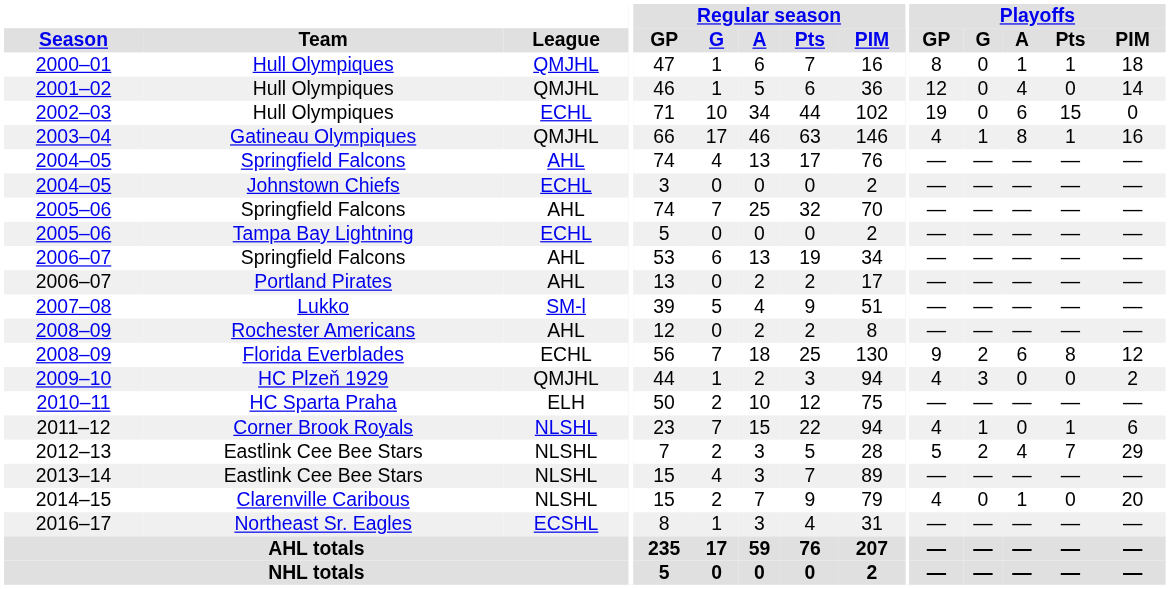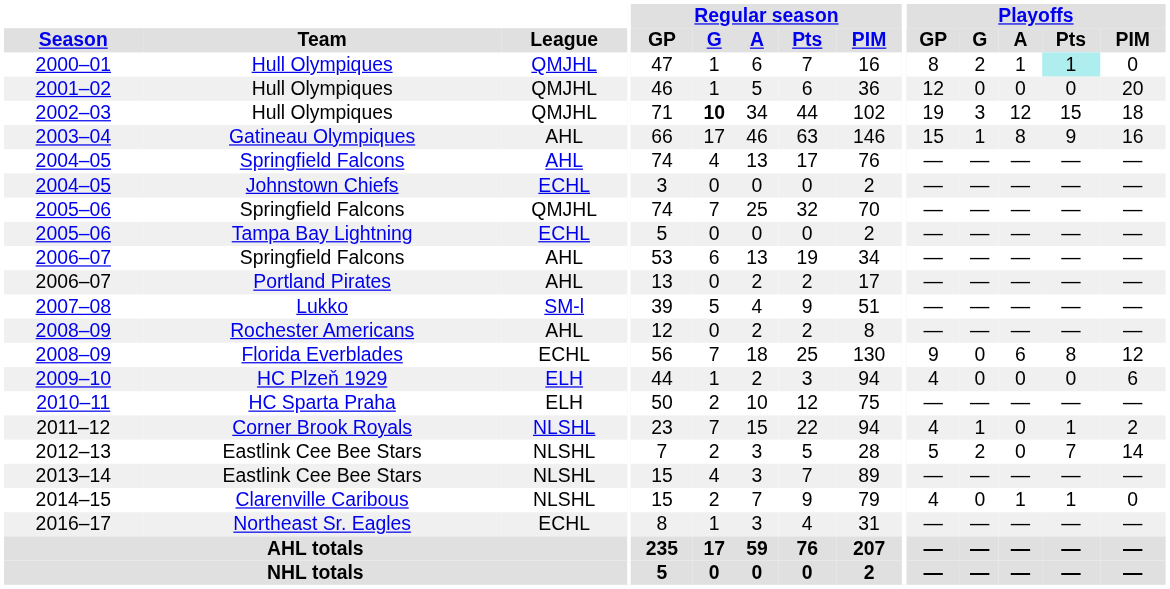(983, 64) 0 -> (980, 64) 2
(1070, 64) no background -> (1071, 64) paleturquoise background
(1133, 64) 18 -> (1133, 64) 0
(1022, 88) 4 -> (1020, 88) 0
(1133, 88) 14 -> (1133, 88) 20
(566, 112) ECHL -> (564, 112) QMJHL
(717, 112) normal -> (714, 112) bold
(983, 112) 0 -> (980, 112) 3
(1022, 112) 6 -> (1021, 112) 12
(1133, 112) 0 -> (1133, 112) 18
(566, 136) QMJHL -> (564, 136) AHL
(936, 136) 4 -> (933, 136) 15
(1070, 136) 1 -> (1071, 136) 9
(566, 209) AHL -> (564, 209) QMJHL
(983, 354) 2 -> (980, 354) 0
(566, 378) QMJHL -> (564, 378) ELH
(983, 378) 3 -> (980, 378) 0
(1133, 378) 2 -> (1133, 378) 6
(1133, 427) 6 -> (1133, 427) 2
(1022, 451) 4 -> (1020, 451) 0
(1133, 451) 29 -> (1133, 451) 14
(1070, 499) 0 -> (1071, 499) 1
(1133, 499) 20 -> (1133, 499) 0
(566, 524) ECSHL -> (564, 524) ECHL
